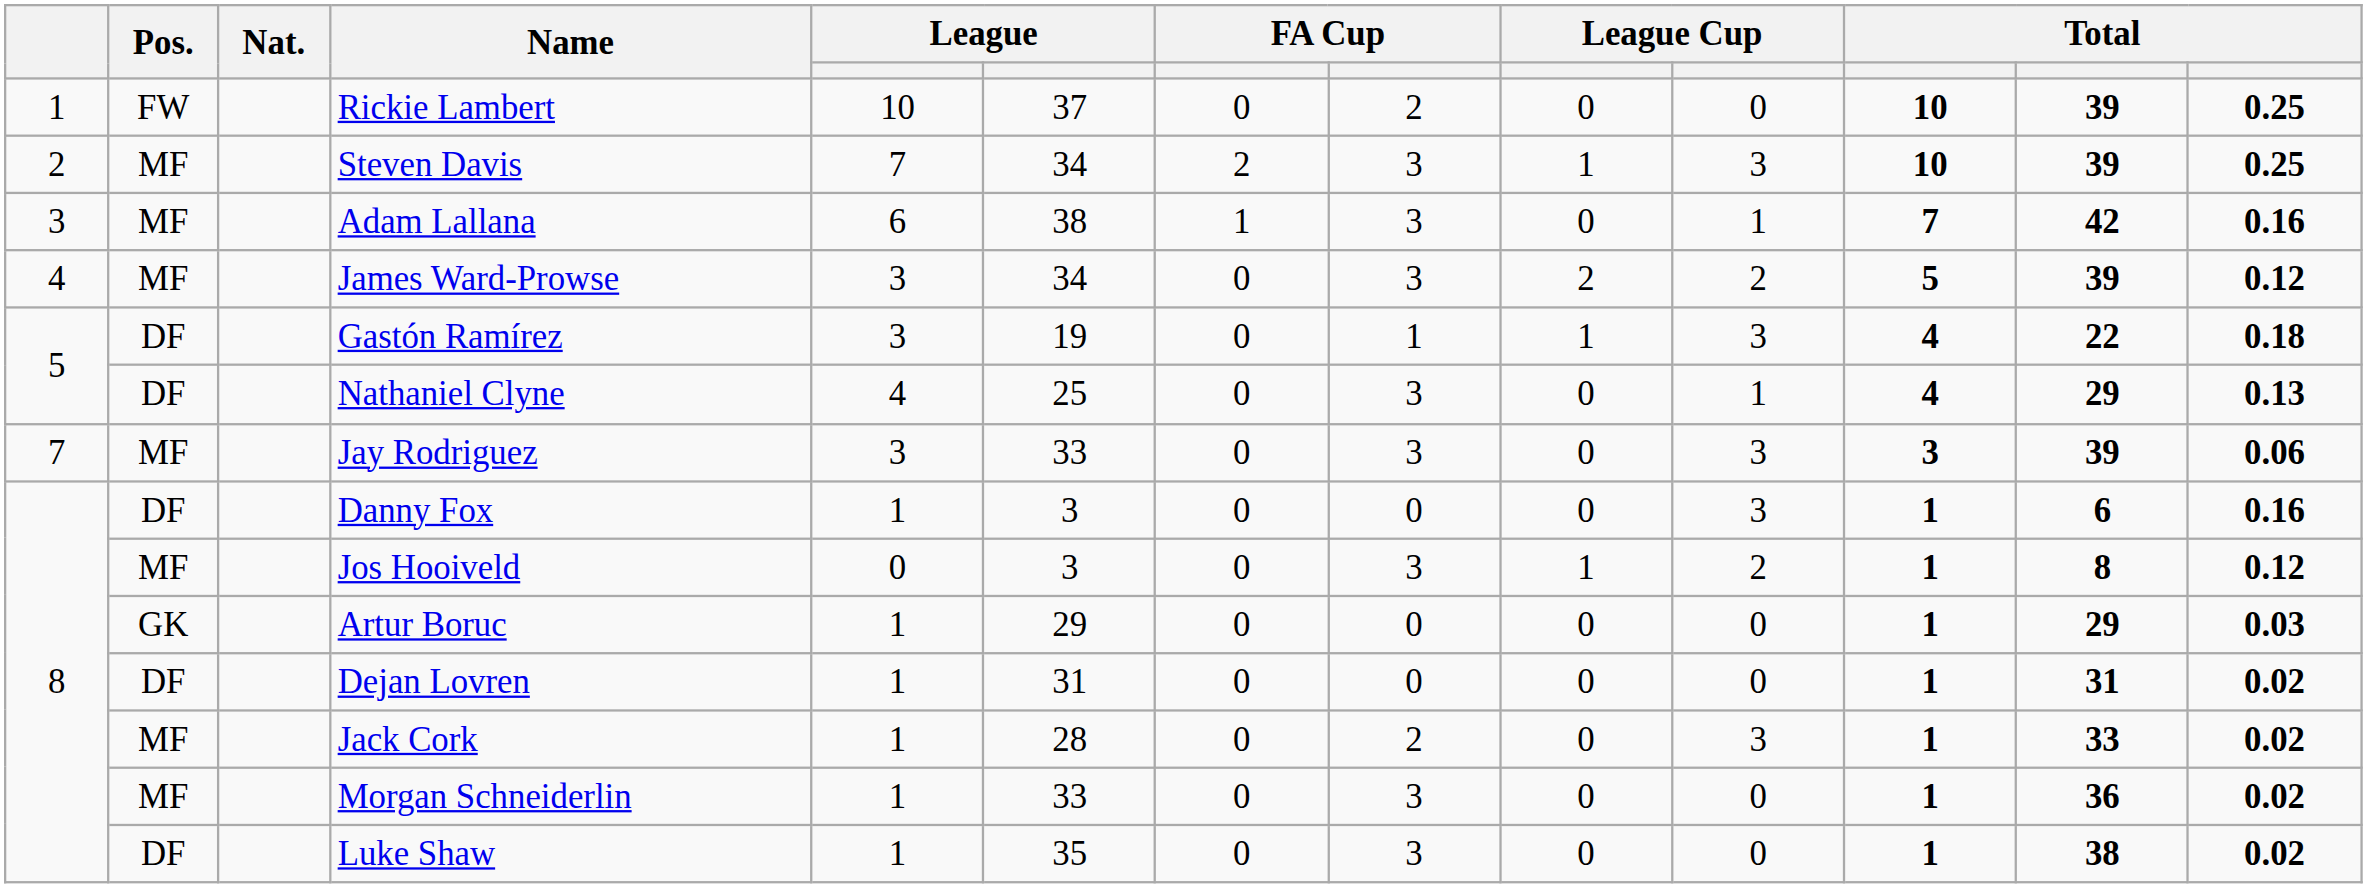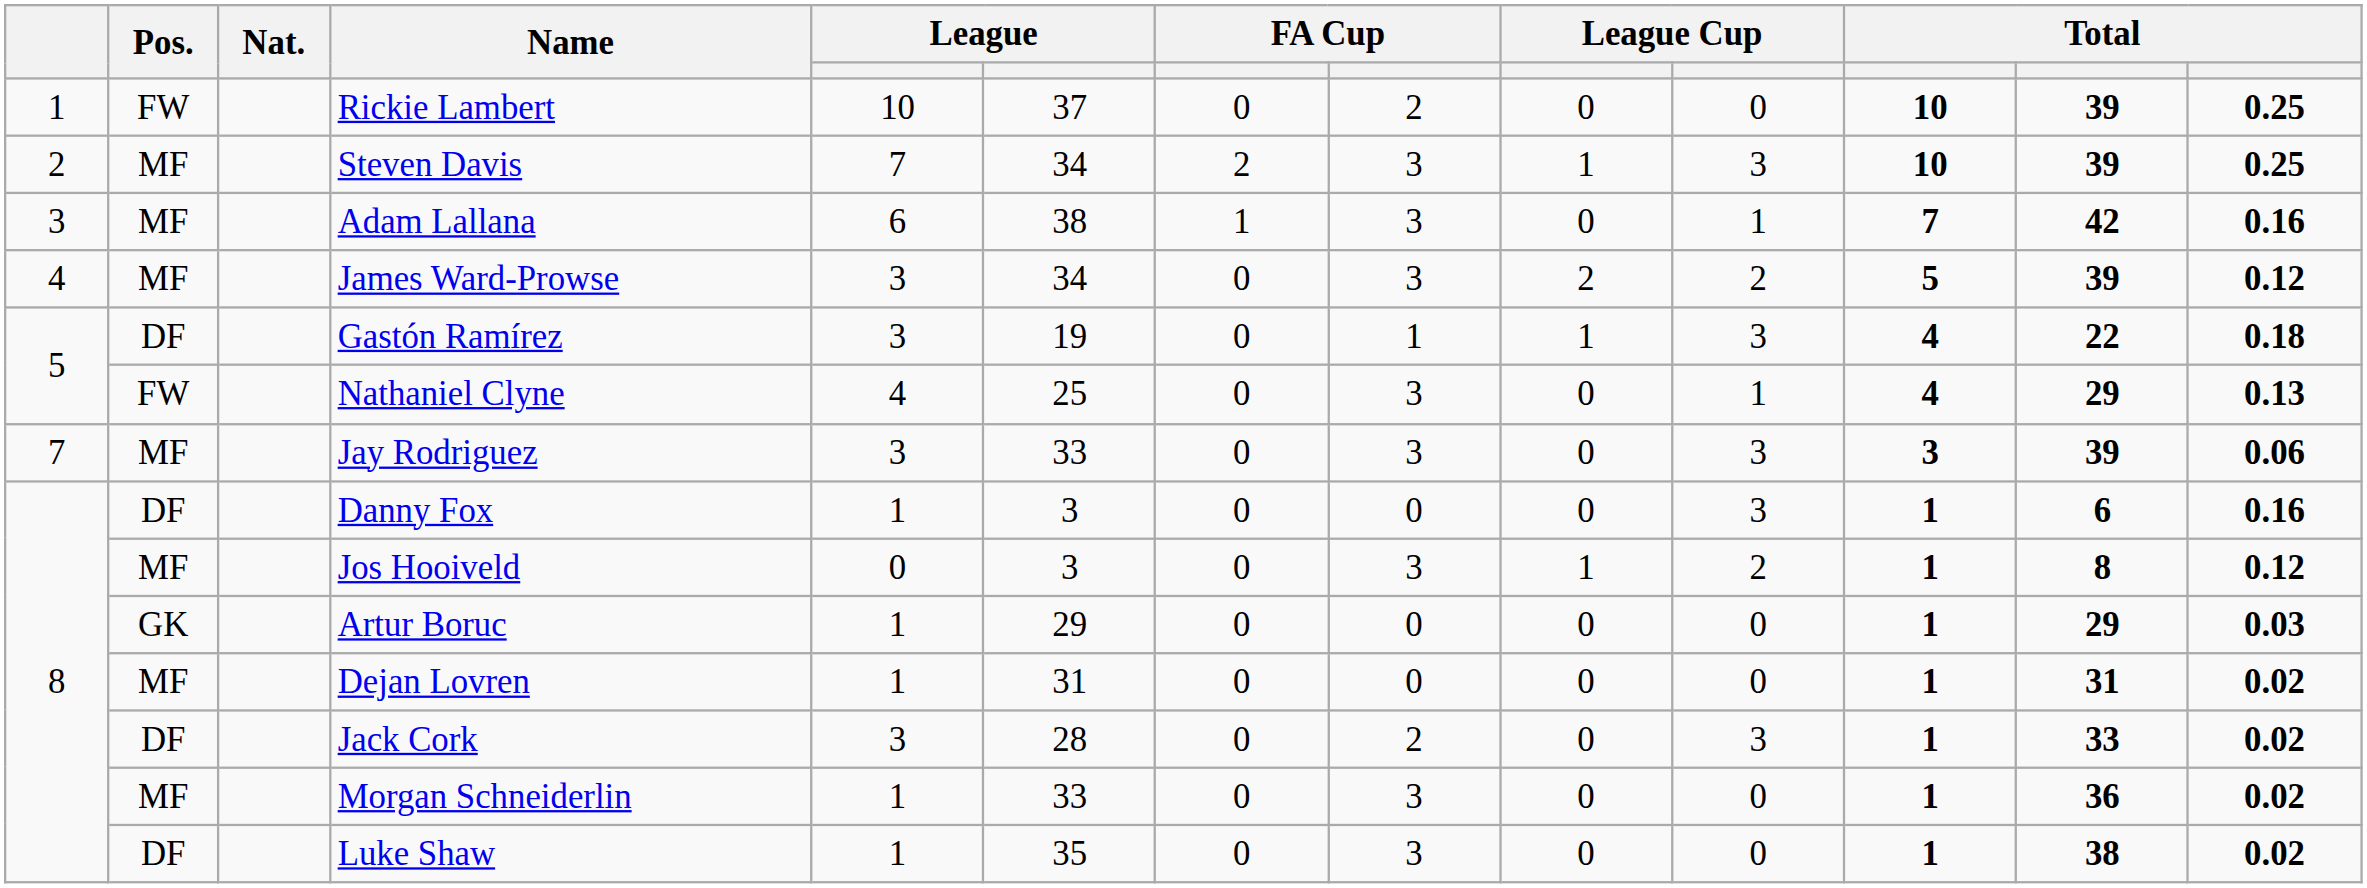(163, 393) DF -> (163, 393) FW
(163, 680) DF -> (163, 680) MF
(163, 738) MF -> (163, 738) DF
(898, 738) 1 -> (898, 738) 3
